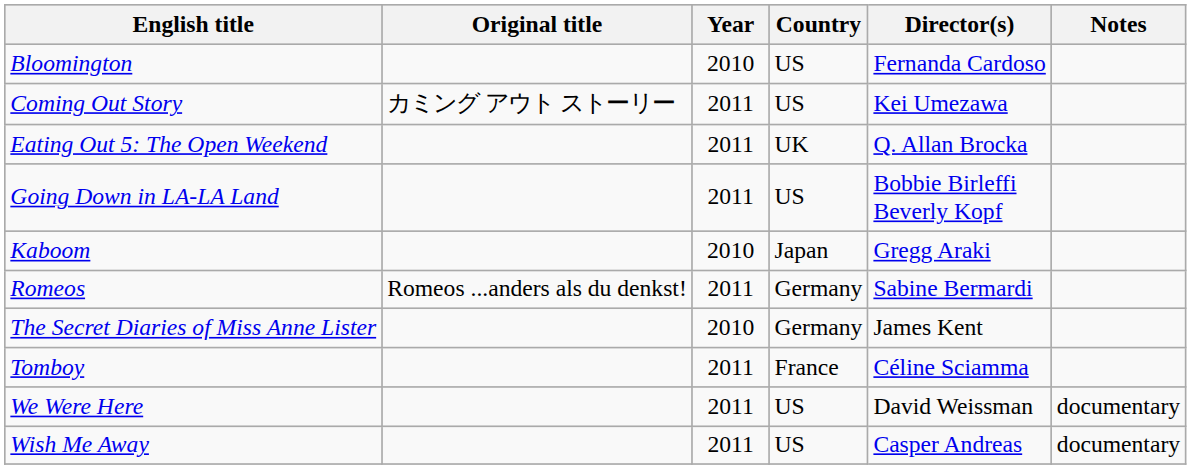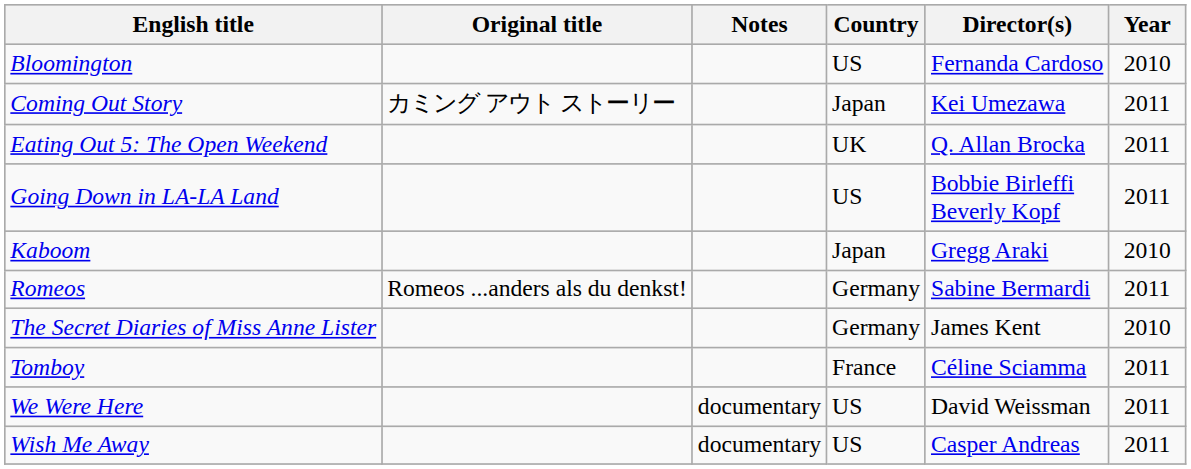columns swapped: (731, 24) <-> (1118, 24)
(790, 103) US -> (859, 103) Japan
